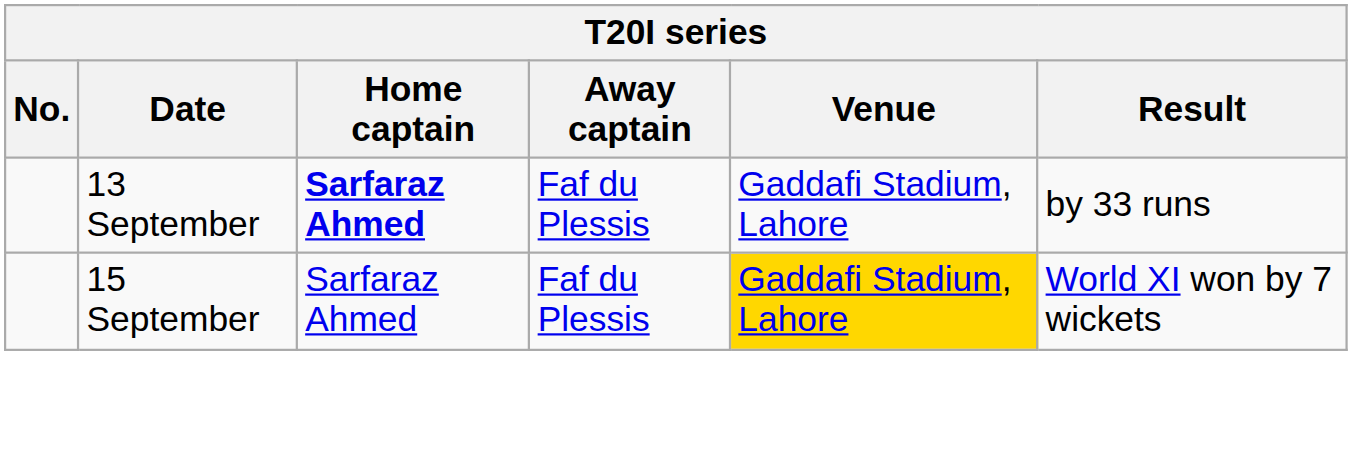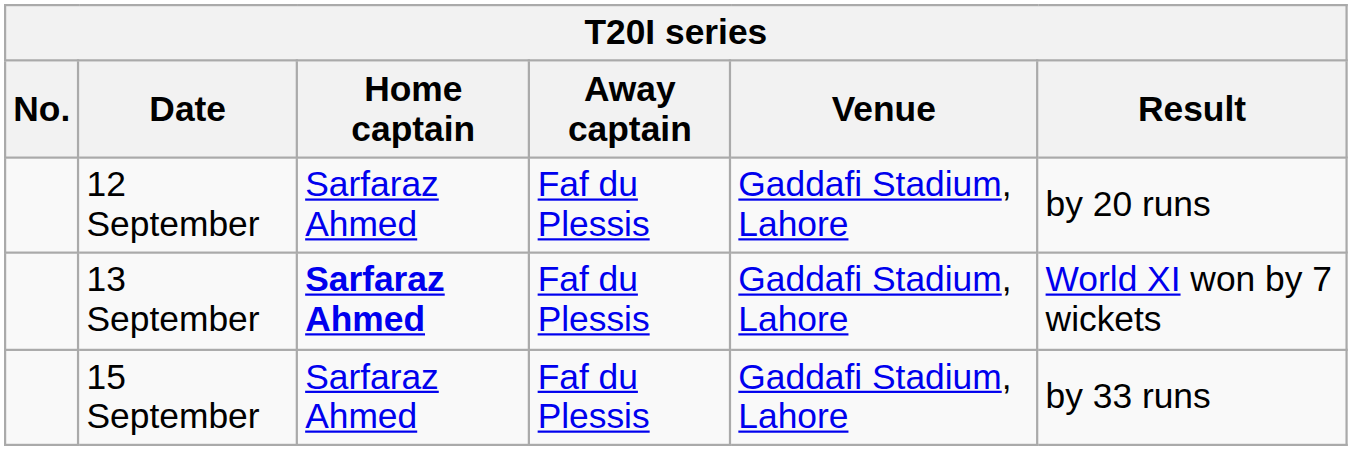+ row: (173, 204)
(1128, 204) by 33 runs -> (1189, 300) World XI won by 7 wickets
(875, 300) gold background -> (875, 396) no background
(1189, 300) World XI won by 7 wickets -> (1128, 396) by 33 runs
